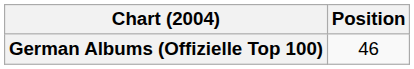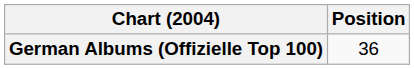(369, 49) 46 -> (369, 49) 36
